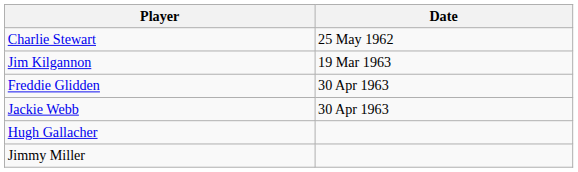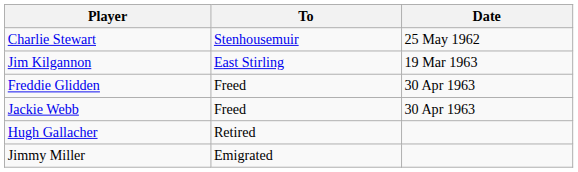+ column: (306, 16)
